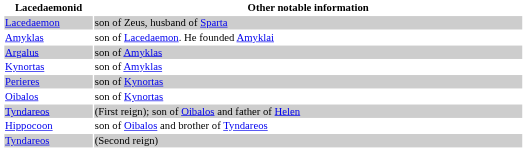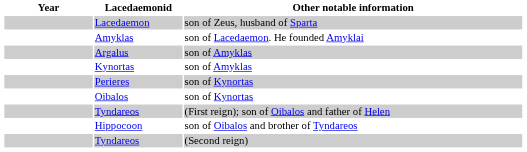+ column: (49, 8)
